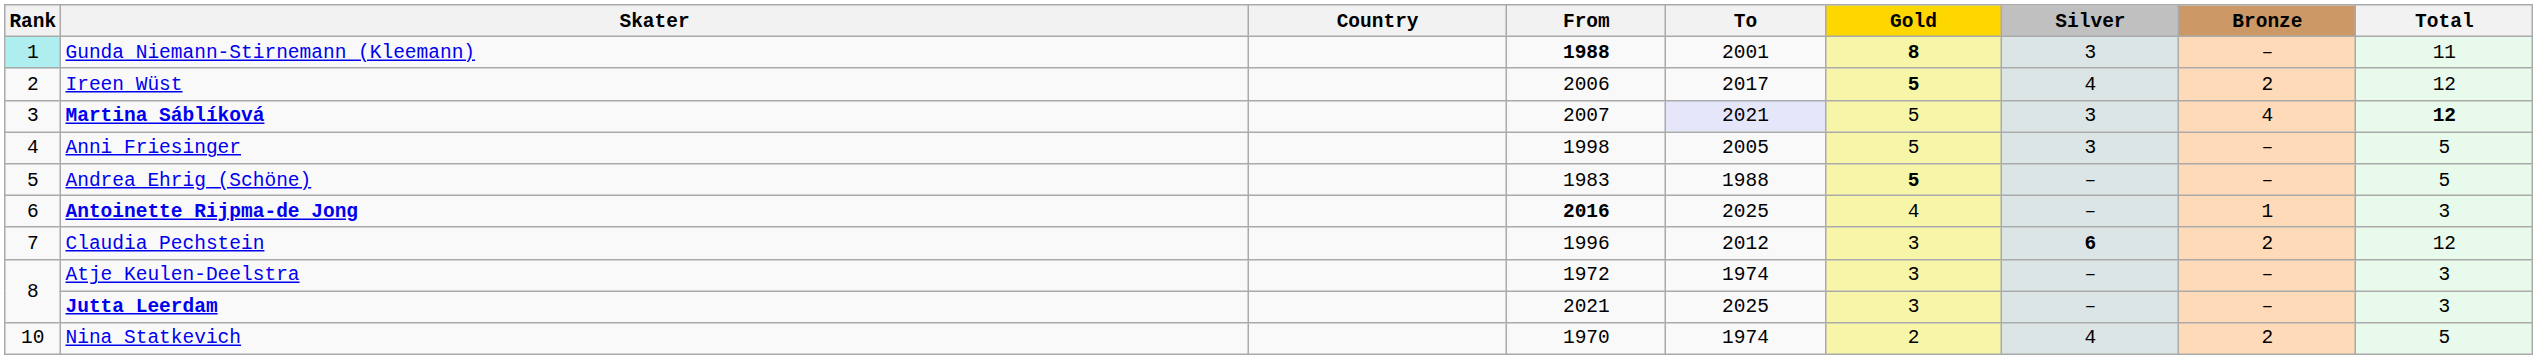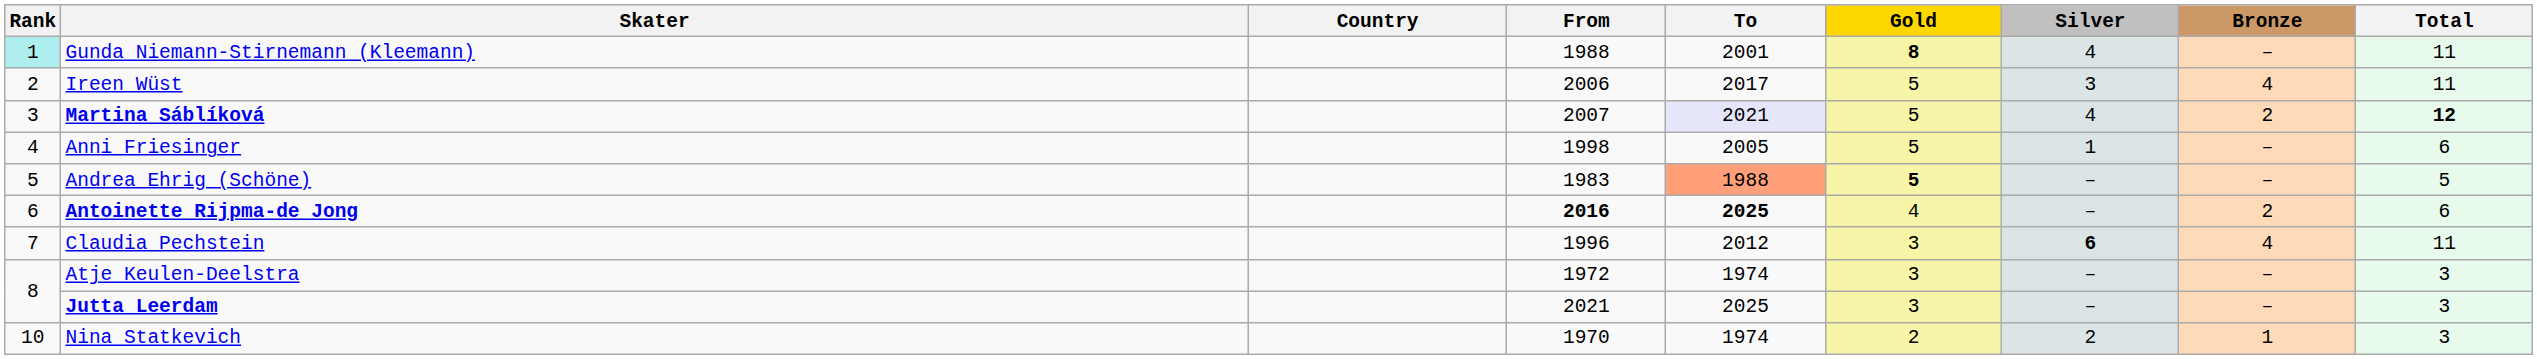(1586, 52) bold -> (1586, 52) normal
(2090, 52) 3 -> (2090, 52) 4
(1914, 84) bold -> (1914, 84) normal
(2090, 84) 4 -> (2090, 84) 3
(2267, 84) 2 -> (2267, 84) 4
(2444, 84) 12 -> (2444, 84) 11
(2090, 116) 3 -> (2090, 116) 4
(2267, 116) 4 -> (2267, 116) 2
(2090, 148) 3 -> (2090, 148) 1
(2444, 148) 5 -> (2444, 148) 6
(1745, 180) no background -> (1745, 180) lightsalmon background
(1745, 211) normal -> (1745, 211) bold
(2267, 211) 1 -> (2267, 211) 2
(2444, 211) 3 -> (2444, 211) 6
(2267, 243) 2 -> (2267, 243) 4
(2444, 243) 12 -> (2444, 243) 11
(2090, 338) 4 -> (2090, 338) 2
(2267, 338) 2 -> (2267, 338) 1
(2444, 338) 5 -> (2444, 338) 3
